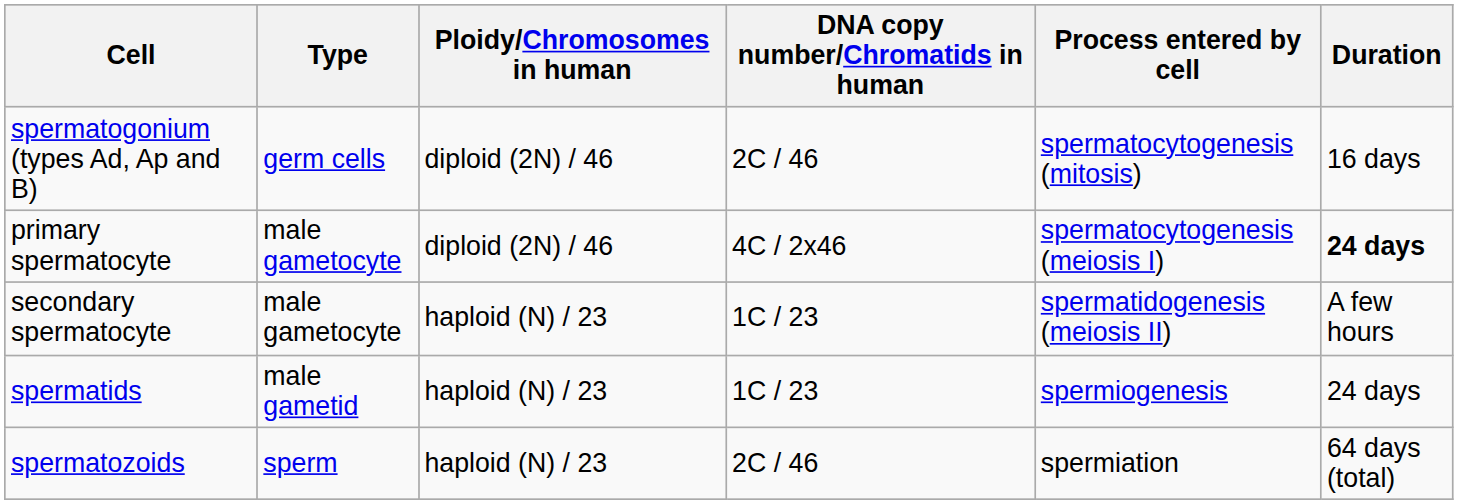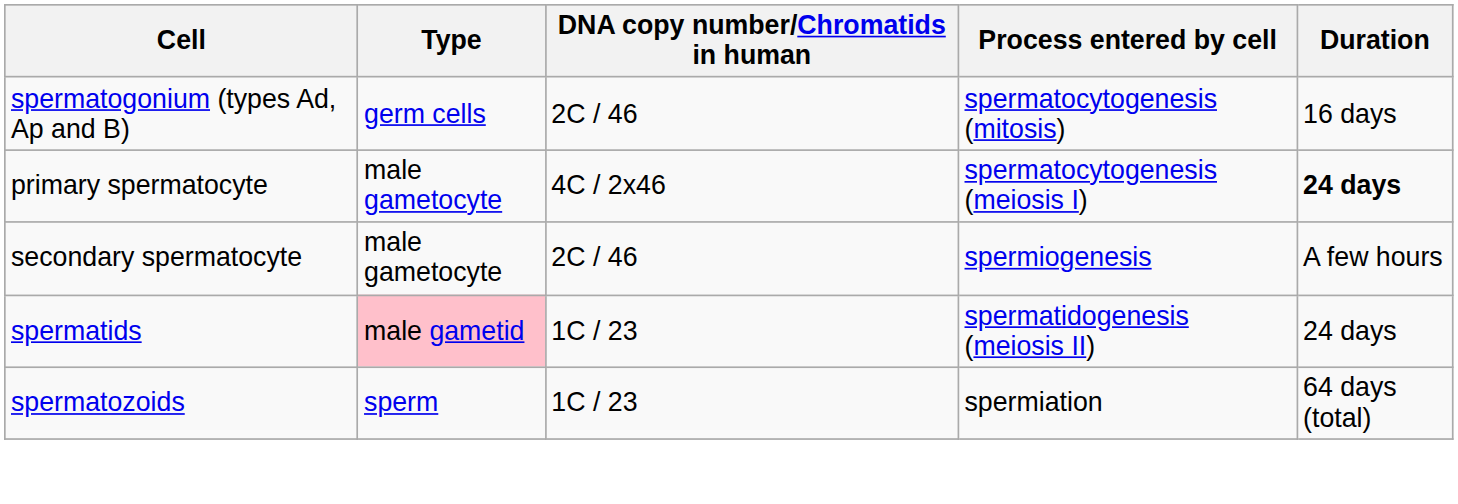- column: (572, 55)
(775, 318) 1C / 23 -> (594, 258) 2C / 46
(1153, 318) spermatidogenesis (meiosis II) -> (1058, 258) spermiogenesis
(311, 390) no background -> (444, 330) pink background
(1134, 390) spermiogenesis -> (1077, 330) spermatidogenesis (meiosis II)
(775, 463) 2C / 46 -> (594, 402) 1C / 23
